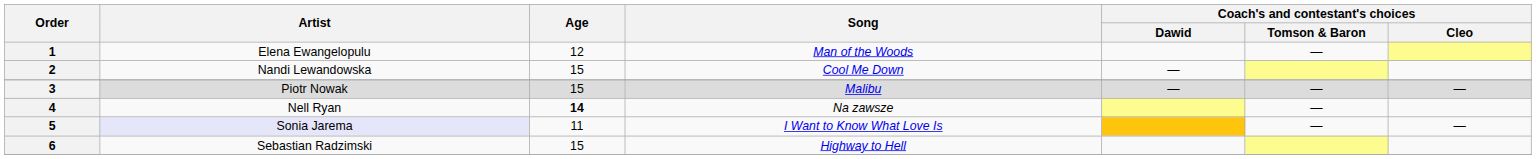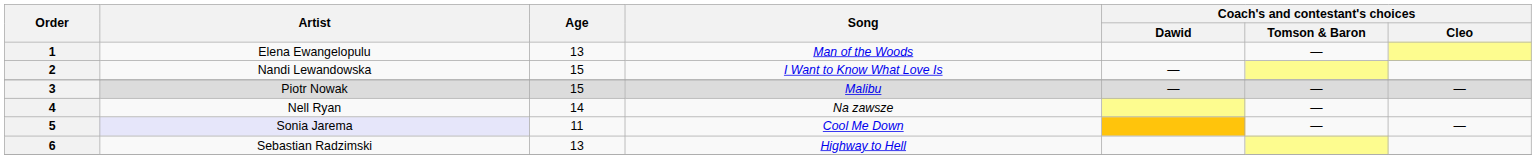(577, 51) 12 -> (577, 51) 13
(863, 70) Cool Me Down -> (863, 70) I Want to Know What Love Is
(577, 108) bold -> (577, 108) normal
(863, 126) I Want to Know What Love Is -> (863, 126) Cool Me Down
(577, 145) 15 -> (577, 145) 13
